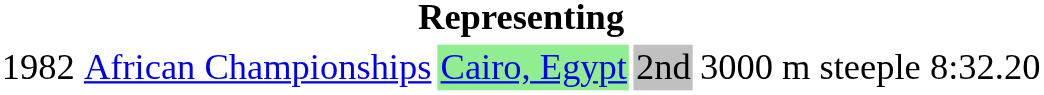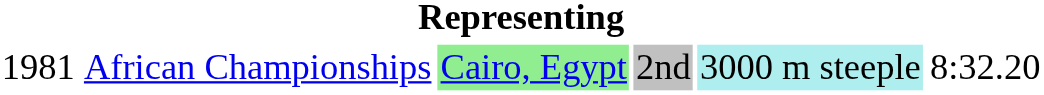(38, 66) 1982 -> (38, 66) 1981
(810, 66) no background -> (810, 66) paleturquoise background
